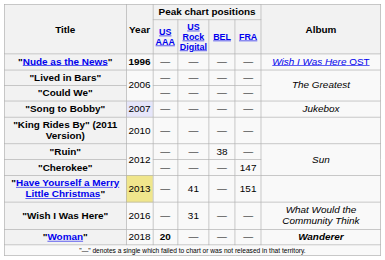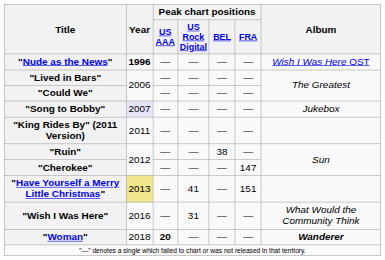(140, 130) 2010 -> (140, 130) 2011
